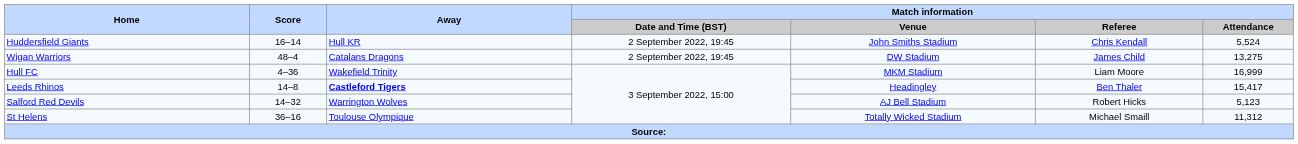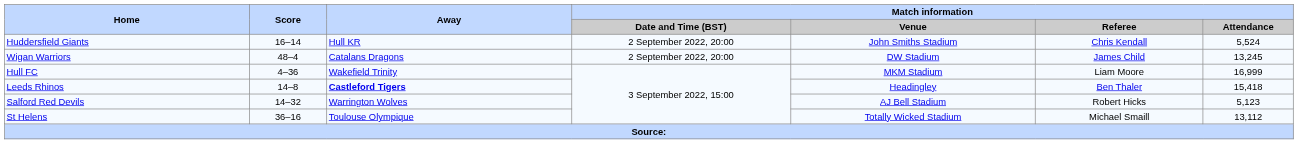(681, 42) 2 September 2022, 19:45 -> (681, 42) 2 September 2022, 20:00
(681, 57) 2 September 2022, 19:45 -> (681, 57) 2 September 2022, 20:00
(1248, 57) 13,275 -> (1248, 57) 13,245
(1248, 87) 15,417 -> (1248, 87) 15,418
(1248, 116) 11,312 -> (1248, 116) 13,112
